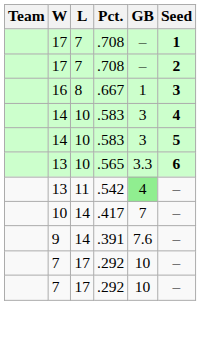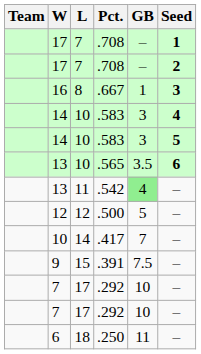(143, 164) 3.3 -> (143, 164) 3.5
+ row: (59, 213)
(82, 238) 14 -> (82, 262) 15
(143, 238) 7.6 -> (143, 262) 7.5
+ row: (56, 336)
